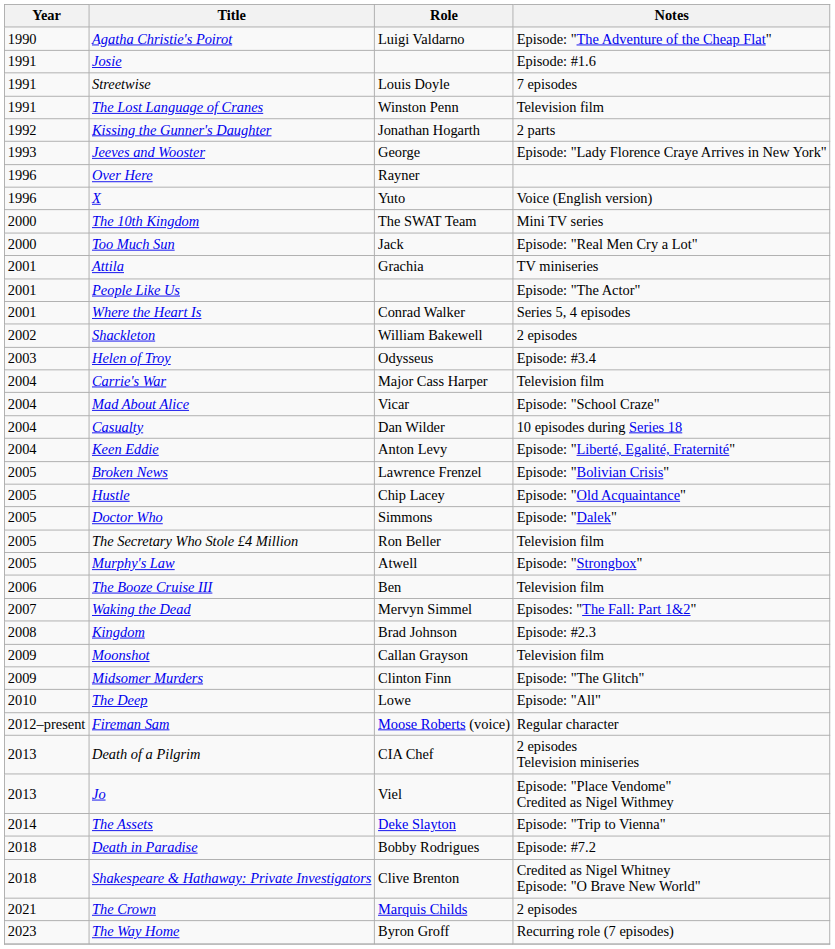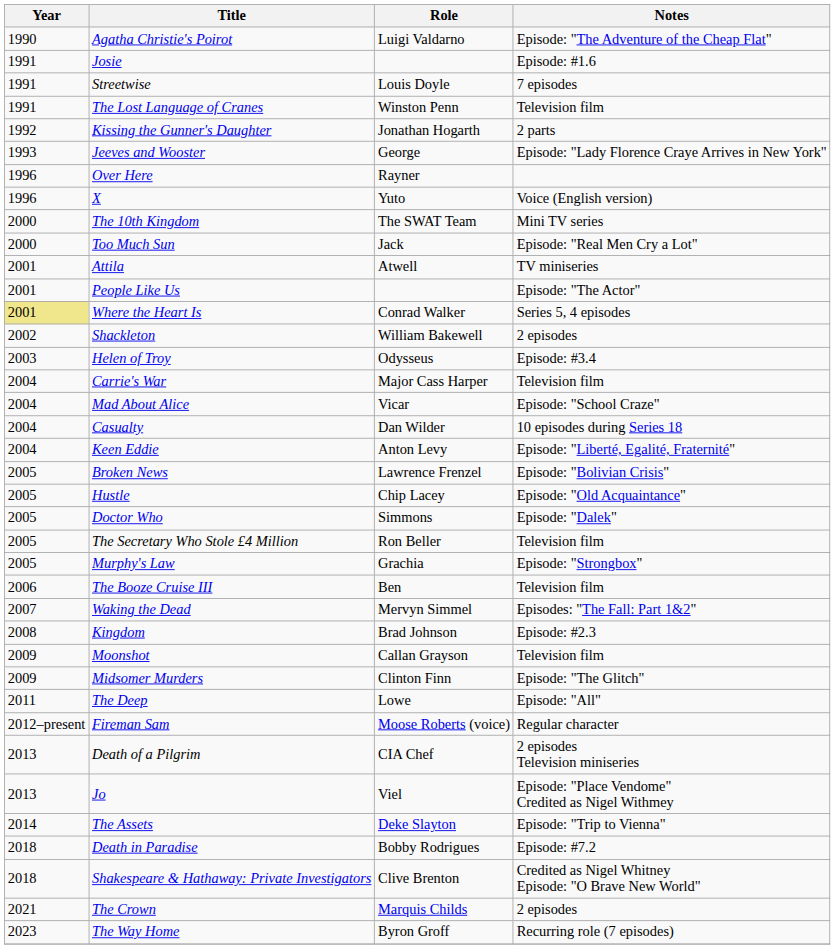(401, 267) Grachia -> (398, 267) Atwell
(22, 312) no background -> (22, 312) khaki background
(398, 564) Atwell -> (401, 564) Grachia
(22, 701) 2010 -> (22, 701) 2011
